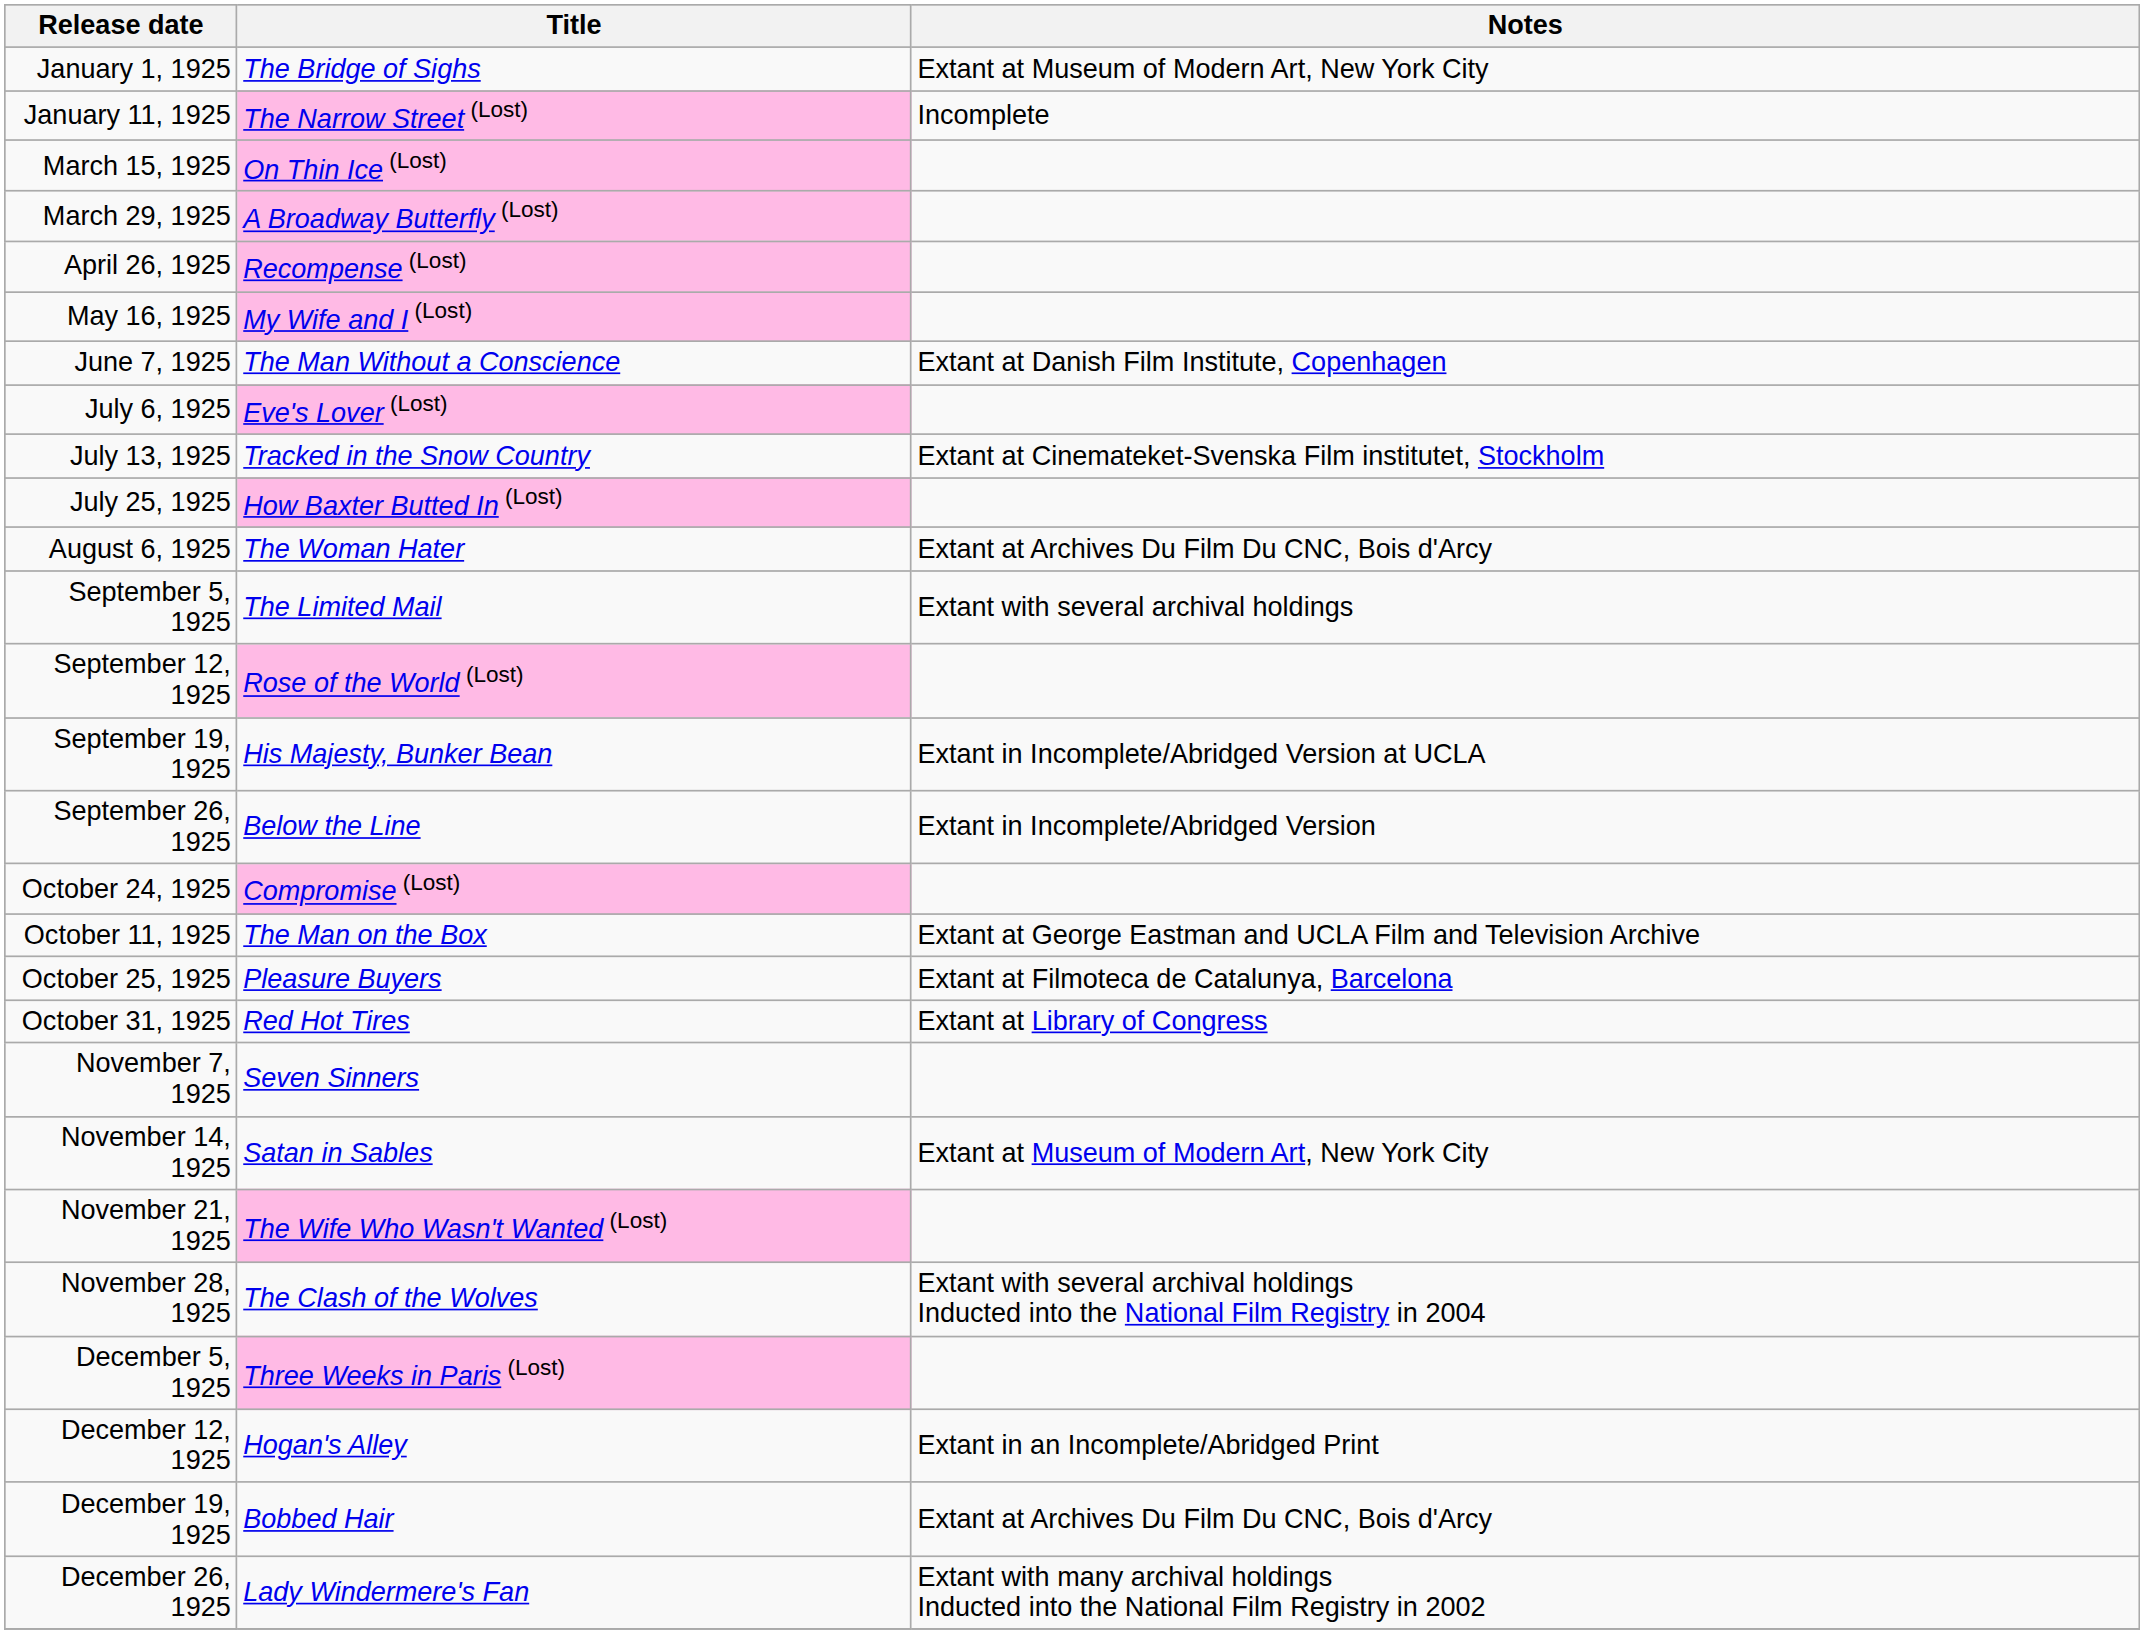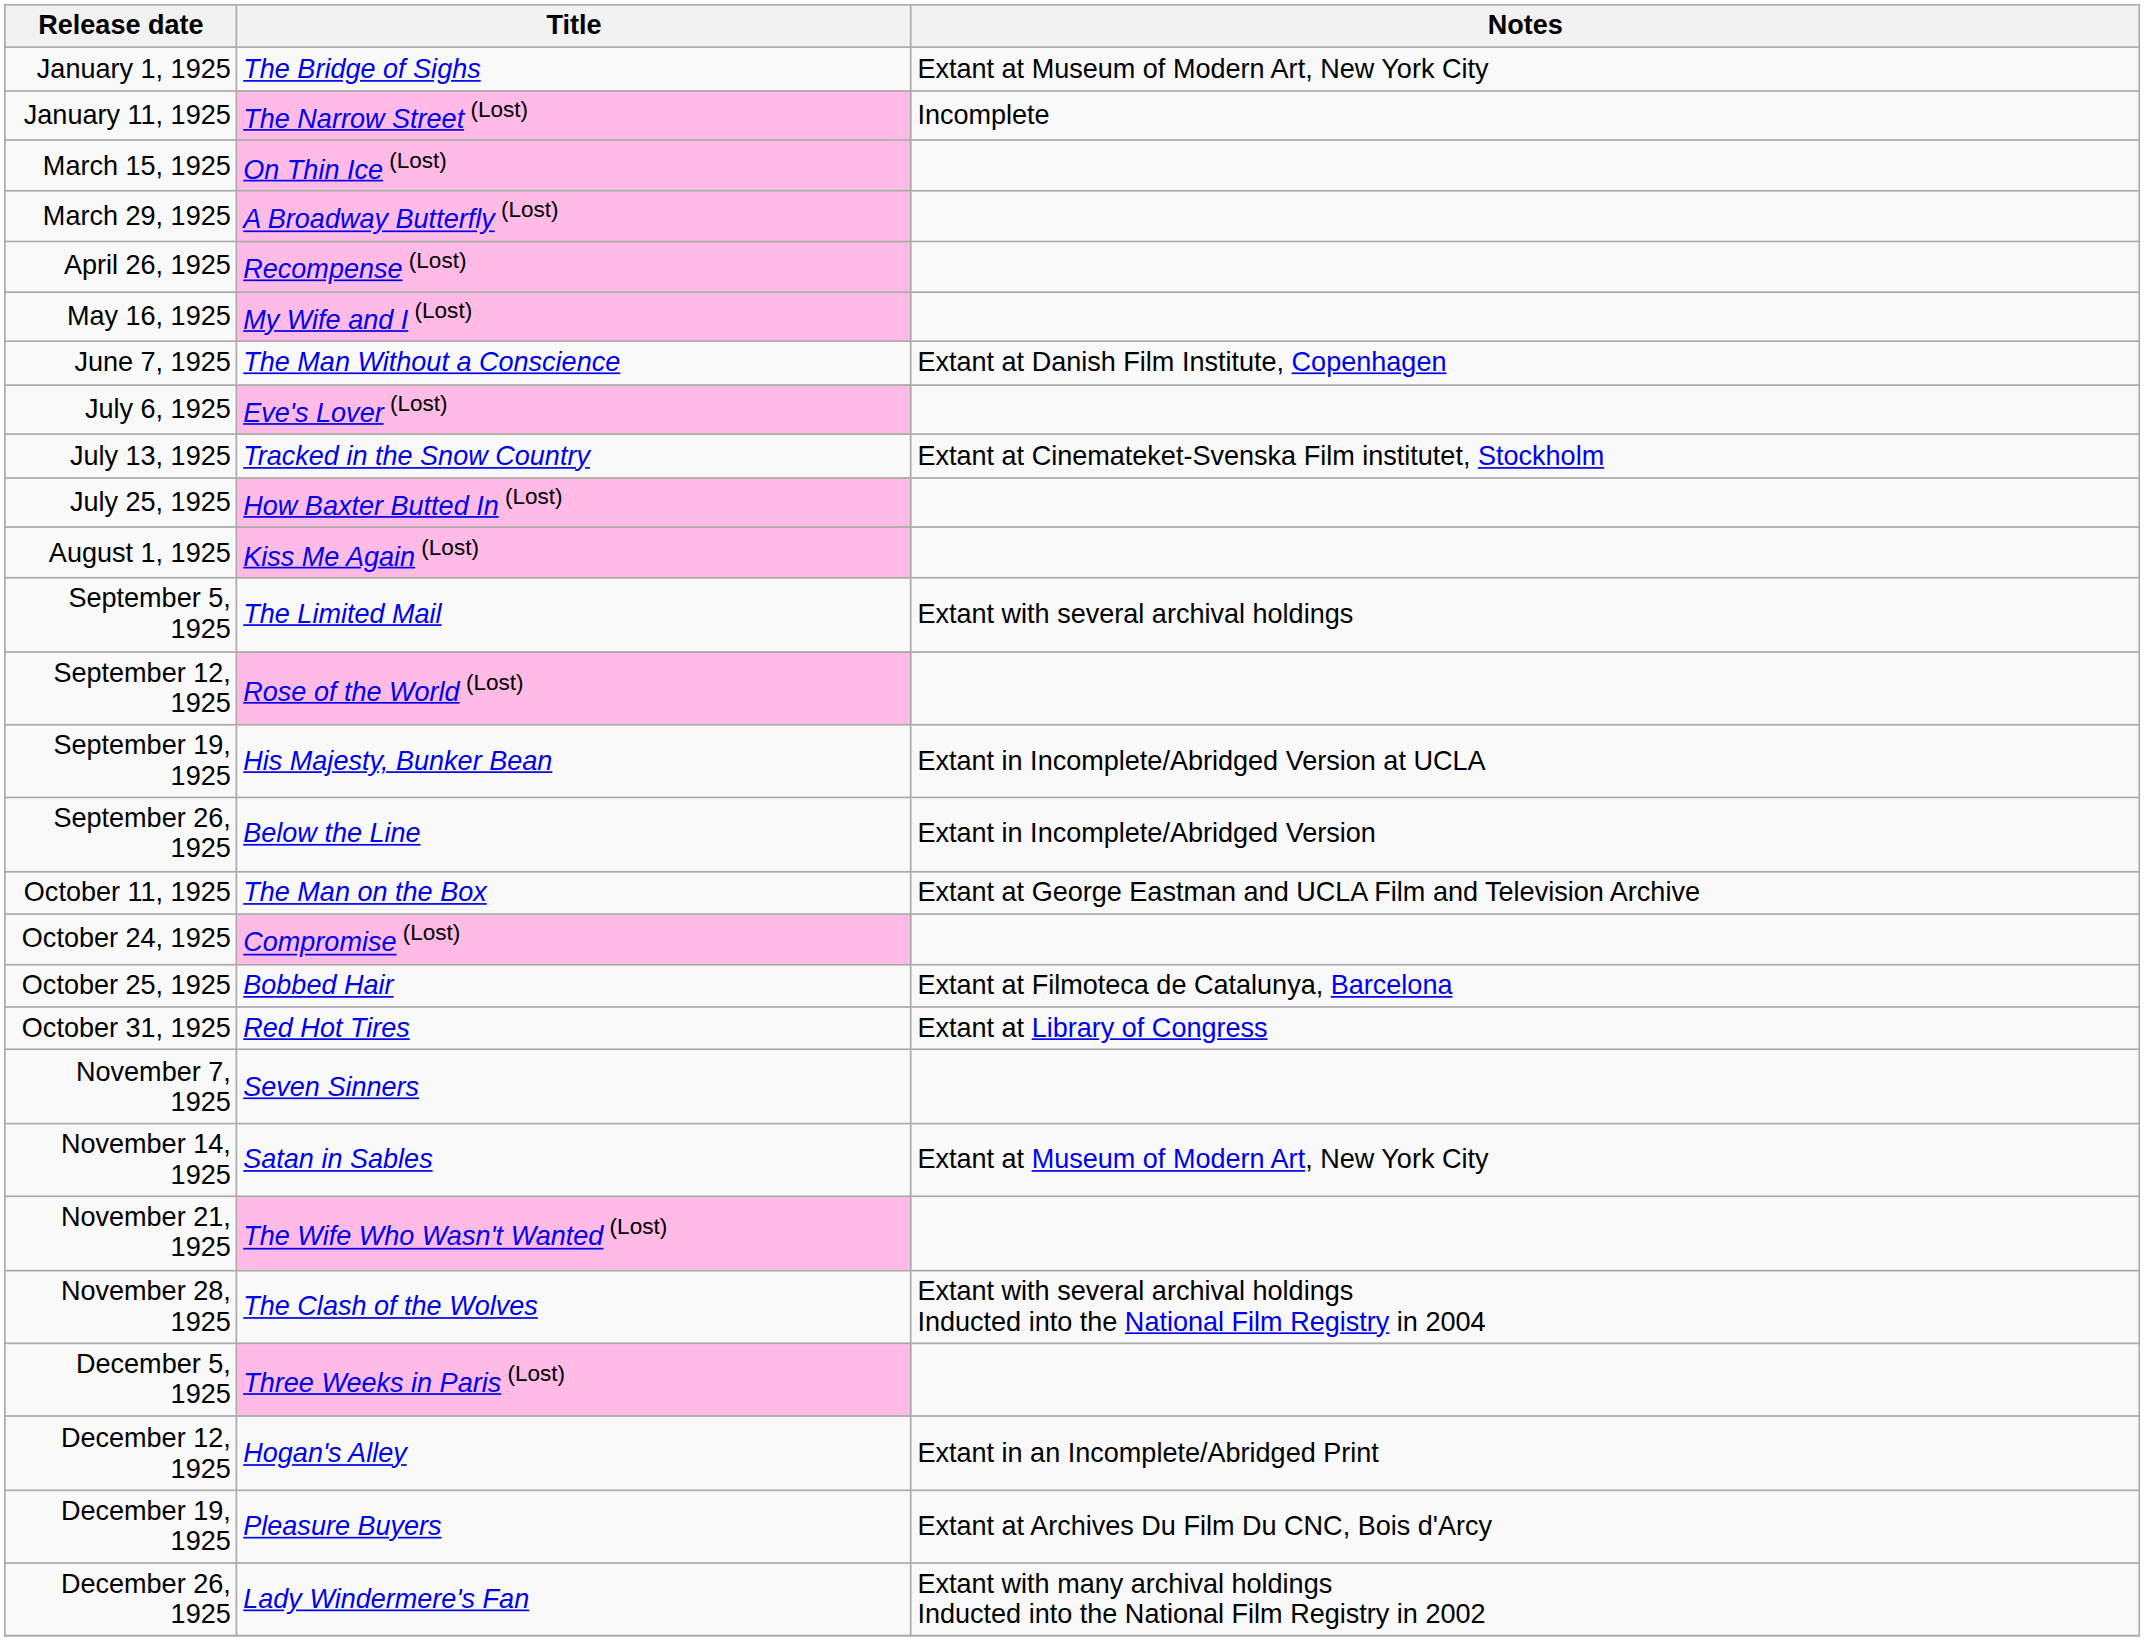+ row: (140, 552)
- row: (140, 548)
rows swapped: (127, 935) <-> (126, 888)
(342, 978) Pleasure Buyers -> (318, 985) Bobbed Hair
(318, 1518) Bobbed Hair -> (342, 1526) Pleasure Buyers
